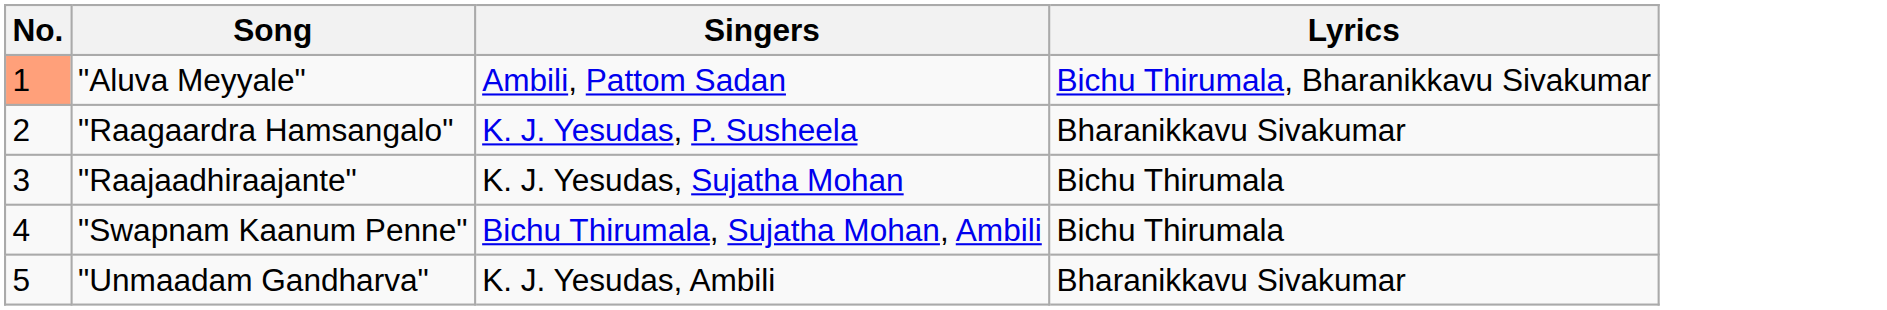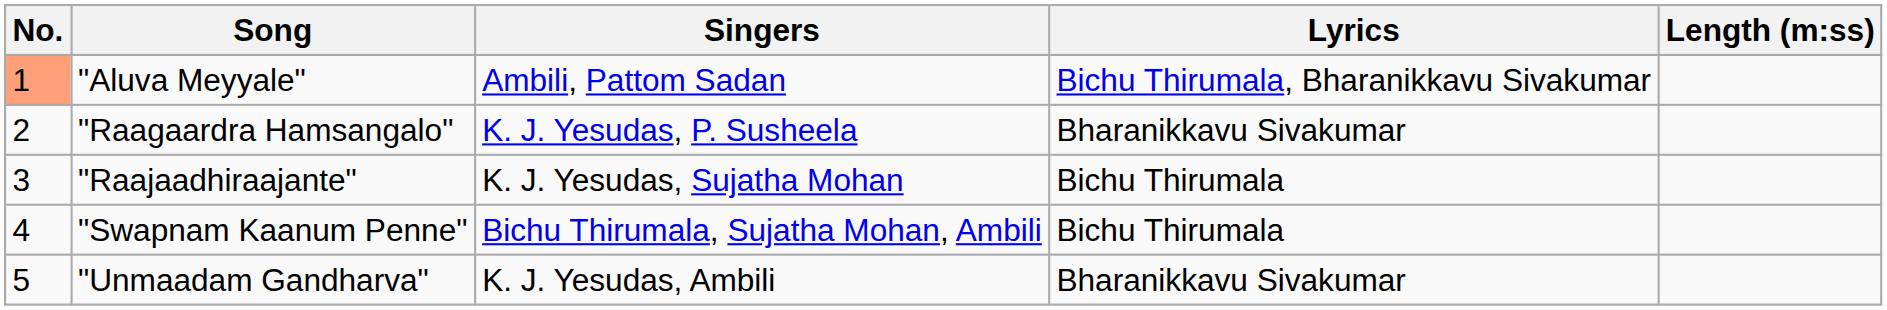+ column: (1770, 30)
